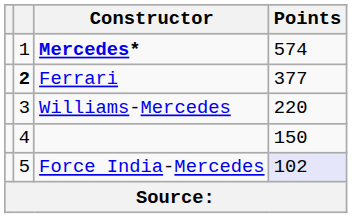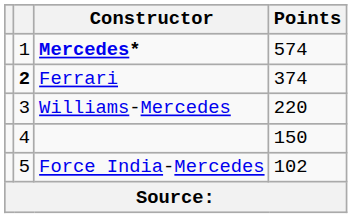(291, 79) 377 -> (291, 79) 374
(291, 168) lavender background -> (291, 168) no background
